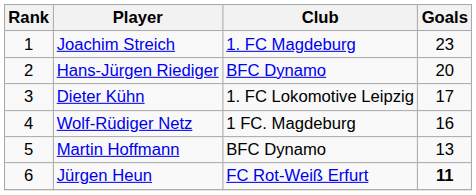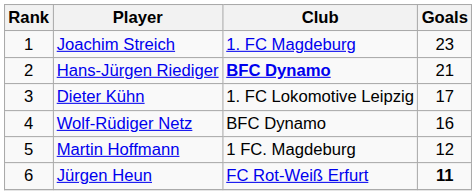(276, 70) normal -> (278, 70) bold
(445, 70) 20 -> (445, 70) 21
(291, 123) 1 FC. Magdeburg -> (276, 123) BFC Dynamo
(276, 149) BFC Dynamo -> (291, 149) 1 FC. Magdeburg
(445, 149) 13 -> (445, 149) 12
